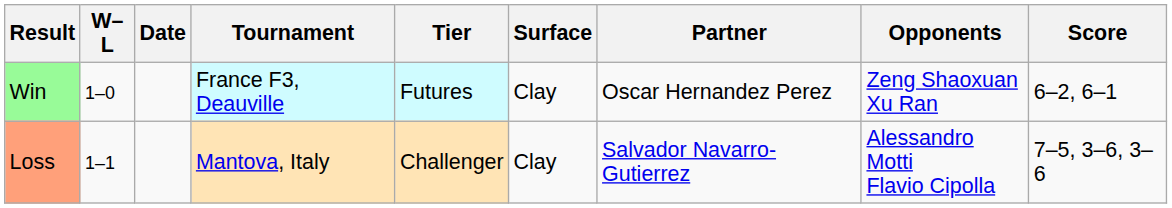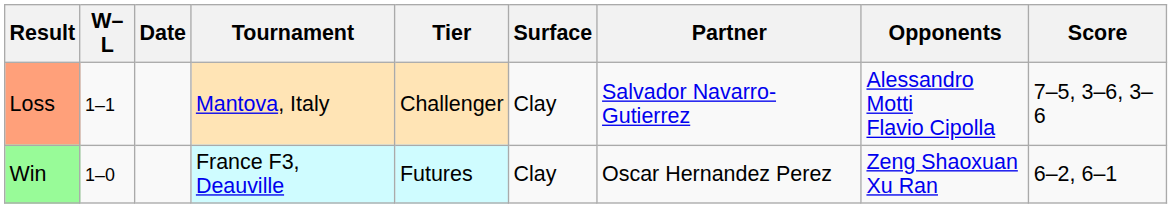rows swapped: (28, 91) <-> (32, 161)
